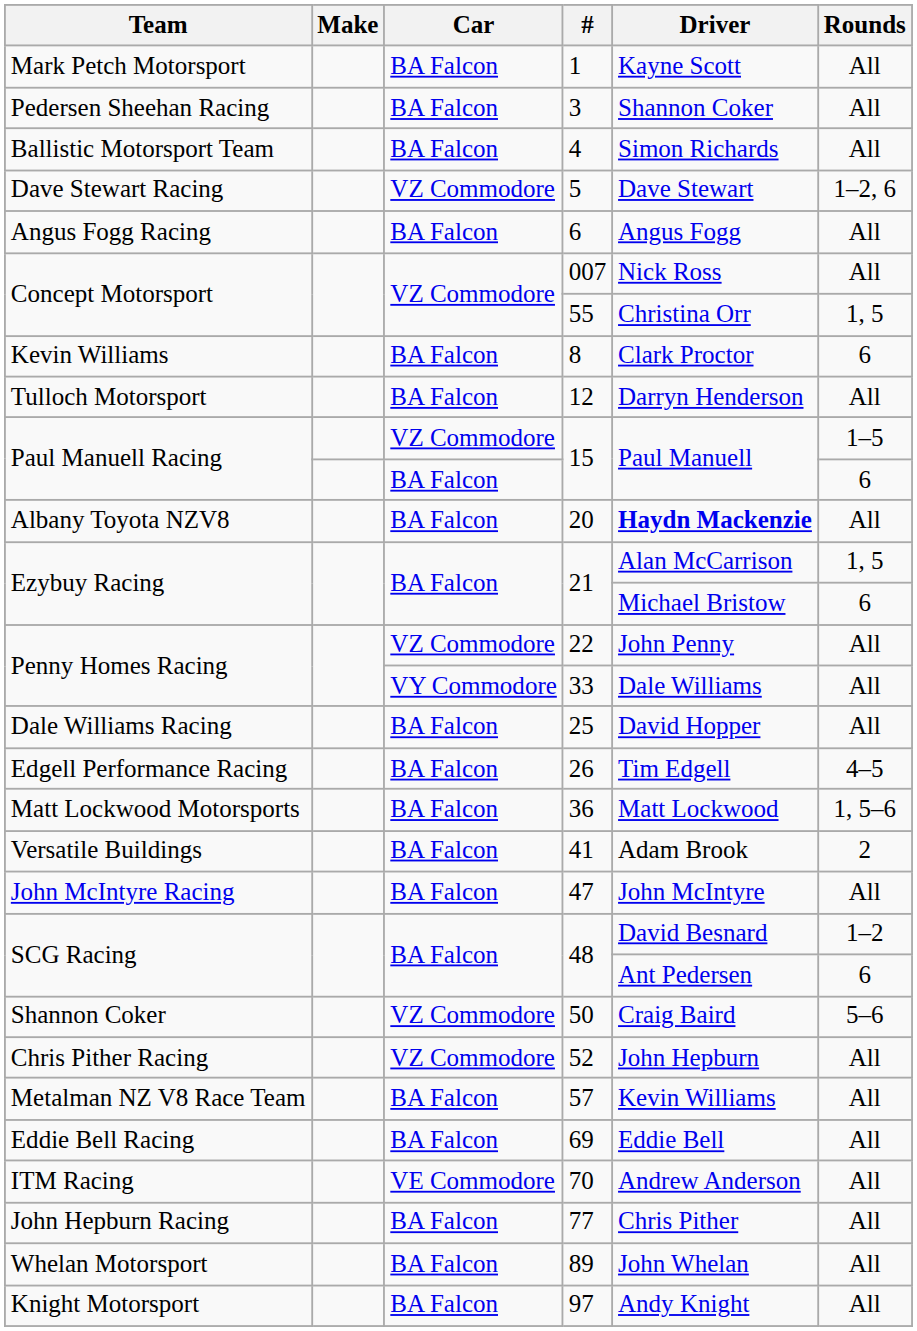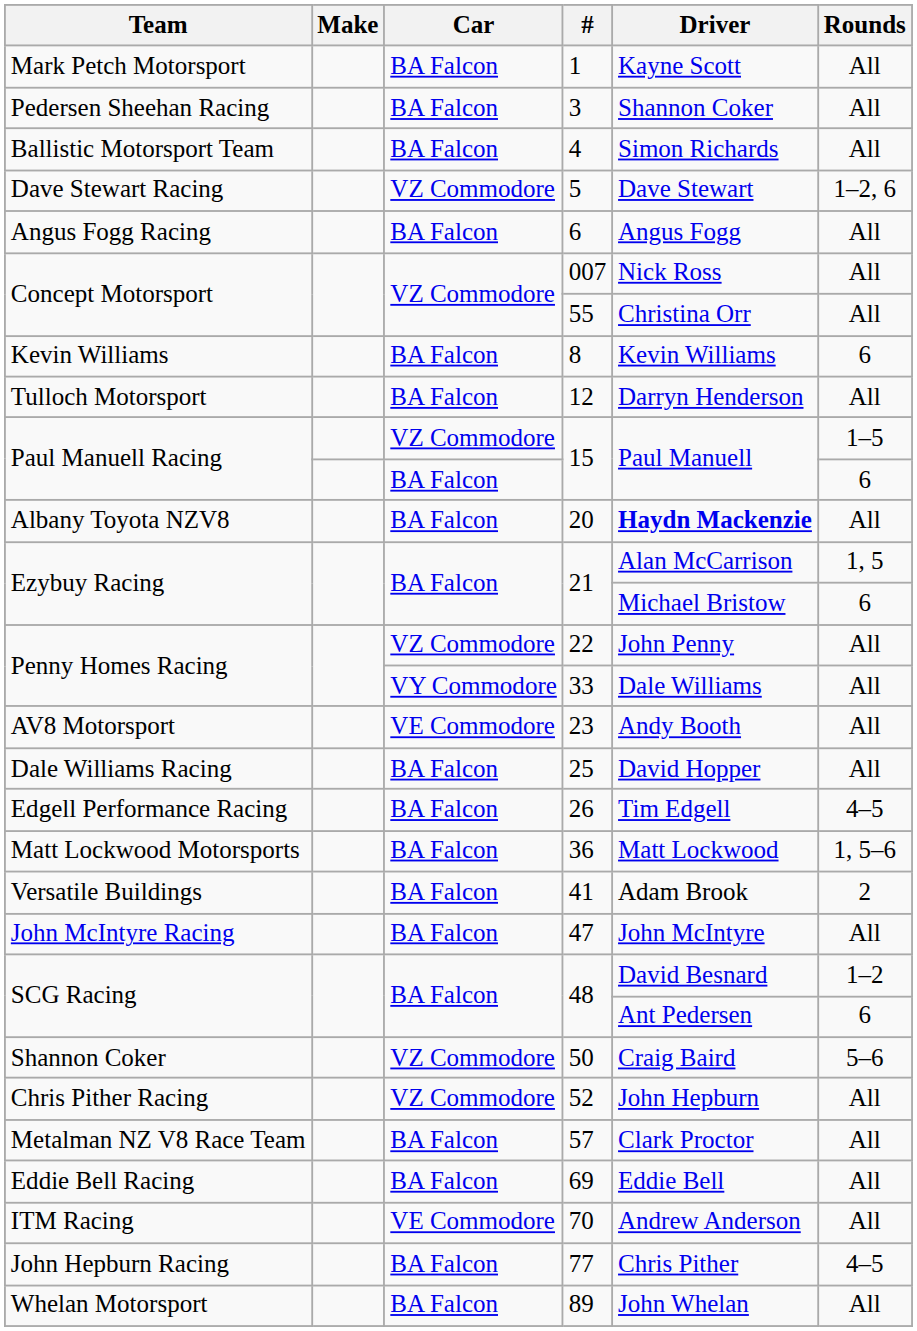(865, 313) 1, 5 -> (865, 313) All
(686, 355) Clark Proctor -> (697, 355) Kevin Williams
+ row: (473, 726)
(697, 1098) Kevin Williams -> (686, 1139) Clark Proctor
(865, 1222) All -> (865, 1263) 4–5
- row: (444, 1304)
